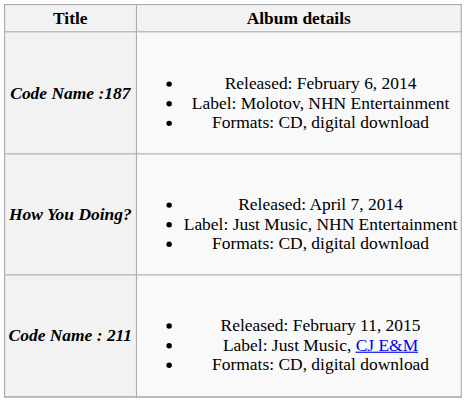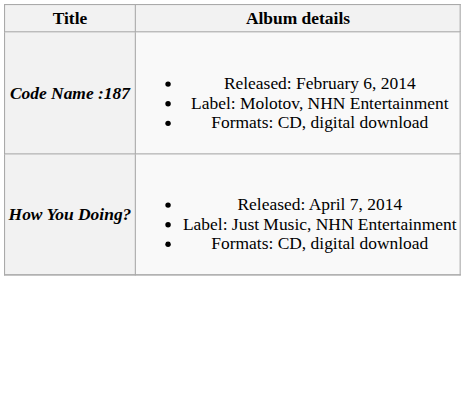- row: (70, 335)
